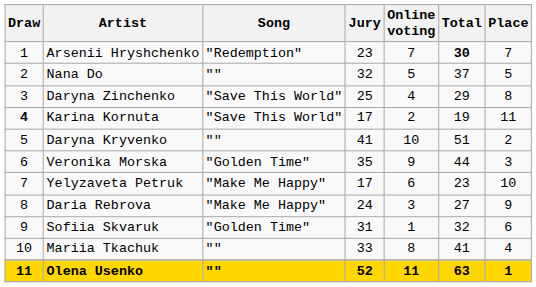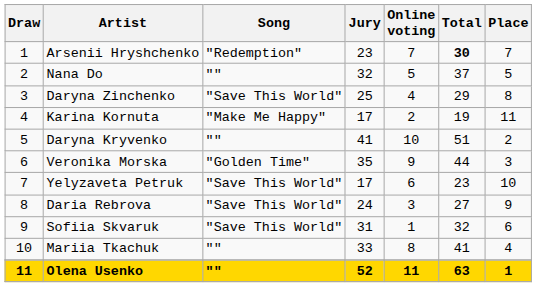(24, 118) bold -> (24, 118) normal
(274, 118) "Save This World" -> (266, 118) "Make Me Happy"
(266, 184) "Make Me Happy" -> (274, 184) "Save This World"
(266, 205) "Make Me Happy" -> (274, 205) "Save This World"
(258, 227) "Golden Time" -> (274, 227) "Save This World"
